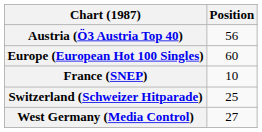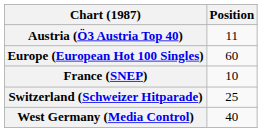(232, 35) 56 -> (232, 35) 11
(232, 117) 27 -> (232, 117) 40
